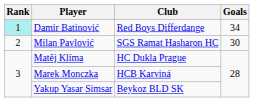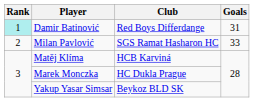(235, 27) 34 -> (235, 27) 31
(235, 43) 30 -> (235, 43) 33
(152, 58) HC Dukla Prague -> (144, 58) HCB Karviná
(144, 74) HCB Karviná -> (152, 74) HC Dukla Prague
